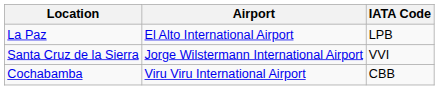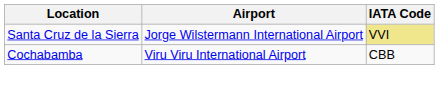- row: (27, 34)
(379, 54) no background -> (379, 34) khaki background
